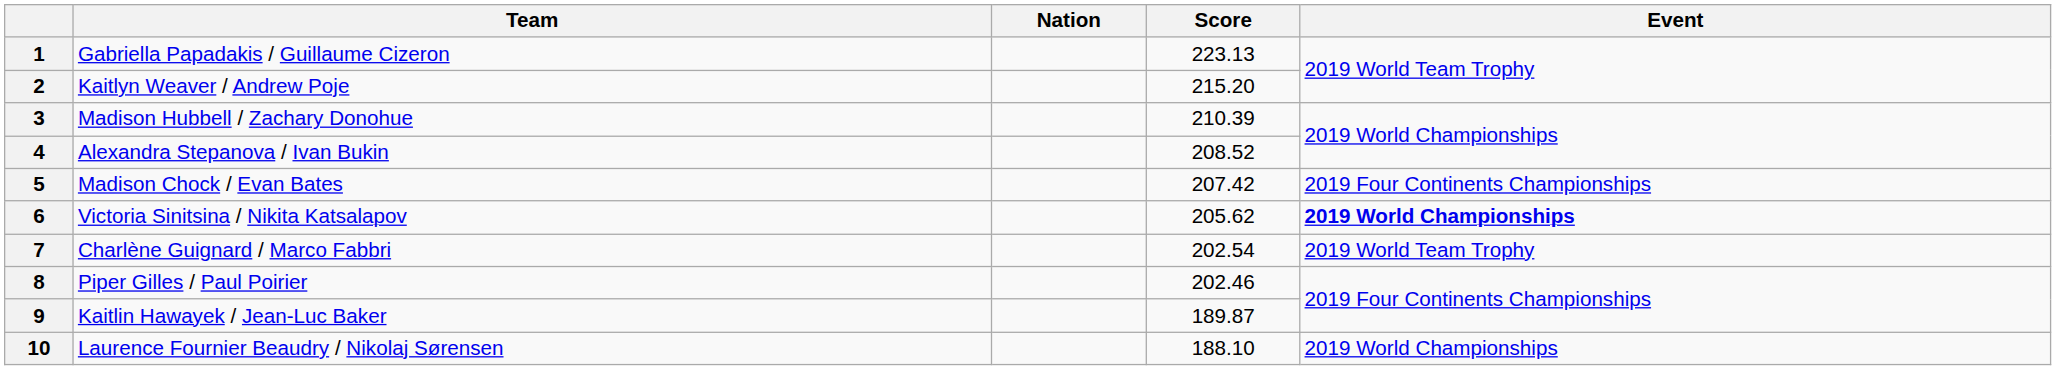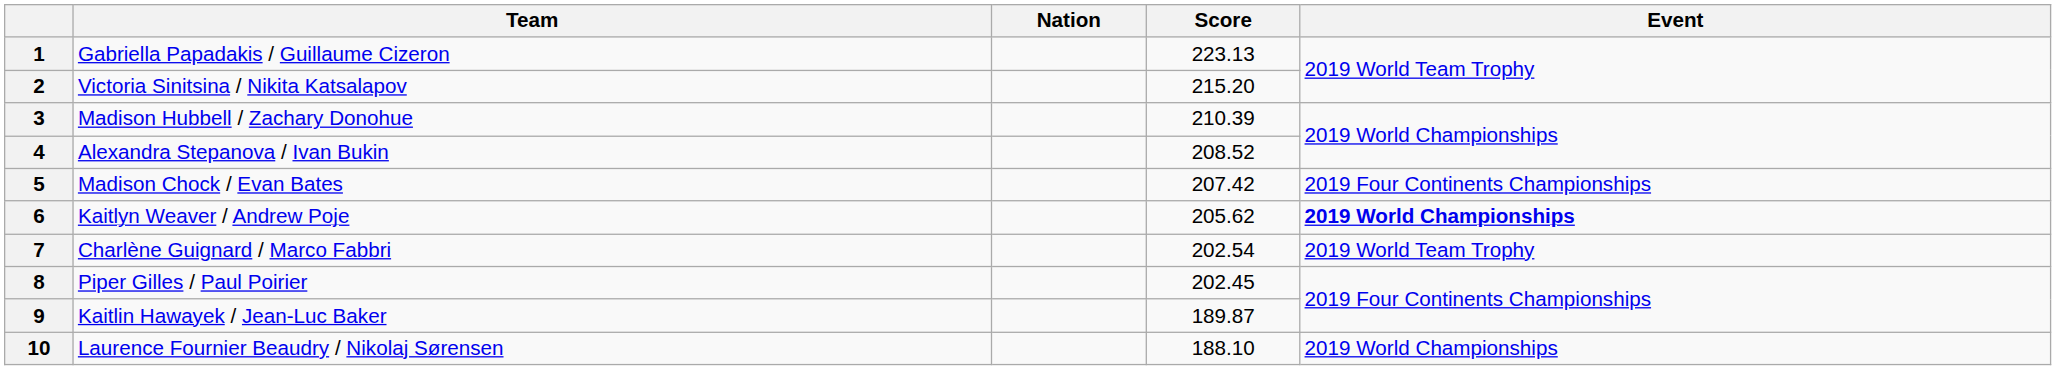(214, 86) Kaitlyn Weaver / Andrew Poje -> (242, 86) Victoria Sinitsina / Nikita Katsalapov
(242, 217) Victoria Sinitsina / Nikita Katsalapov -> (214, 217) Kaitlyn Weaver / Andrew Poje
(1223, 282) 202.46 -> (1223, 282) 202.45
